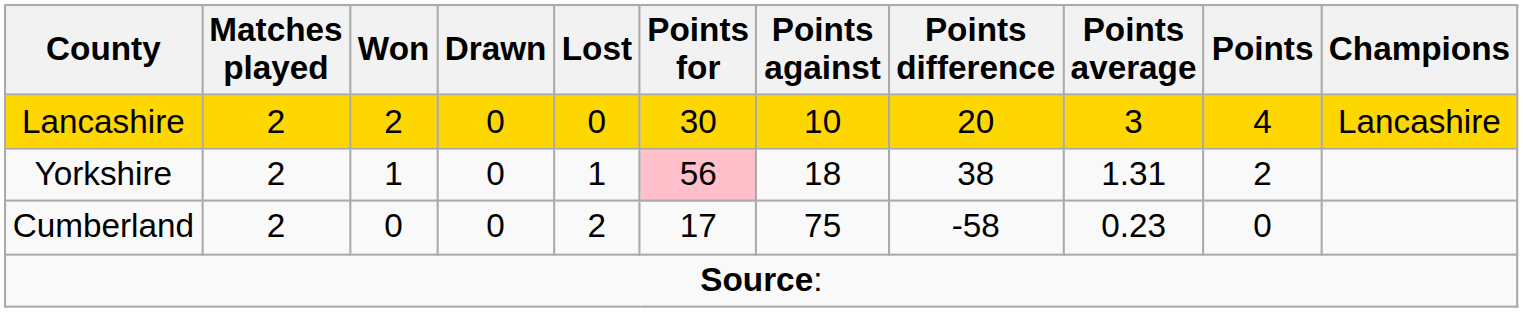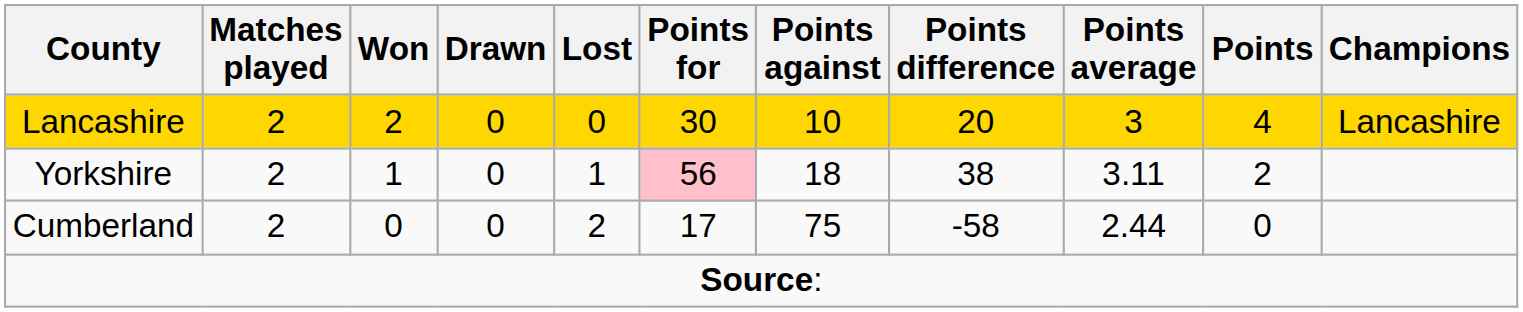(1134, 173) 1.31 -> (1134, 173) 3.11
(1134, 226) 0.23 -> (1134, 226) 2.44
